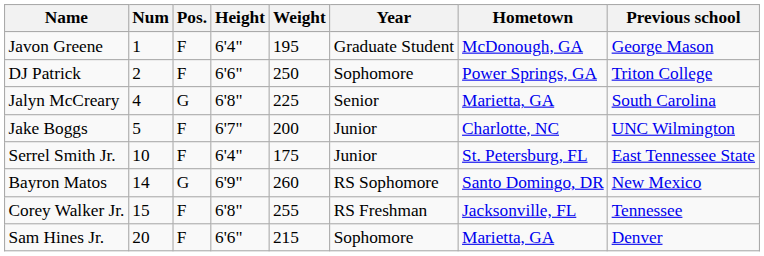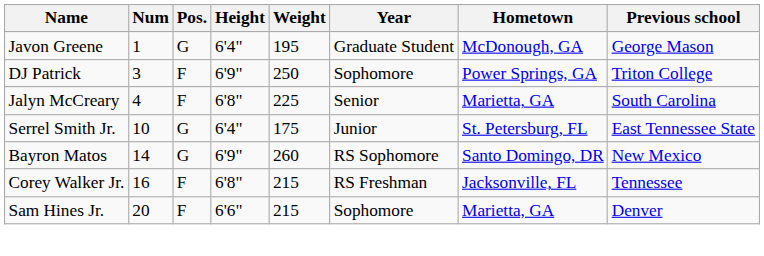(182, 45) F -> (183, 45) G
(137, 73) 2 -> (137, 73) 3
(229, 73) 6'6" -> (229, 73) 6'9"
(183, 100) G -> (182, 100) F
- row: (48, 127)
(182, 155) F -> (183, 127) G
(141, 210) 15 -> (141, 182) 16
(286, 210) 255 -> (286, 182) 215
